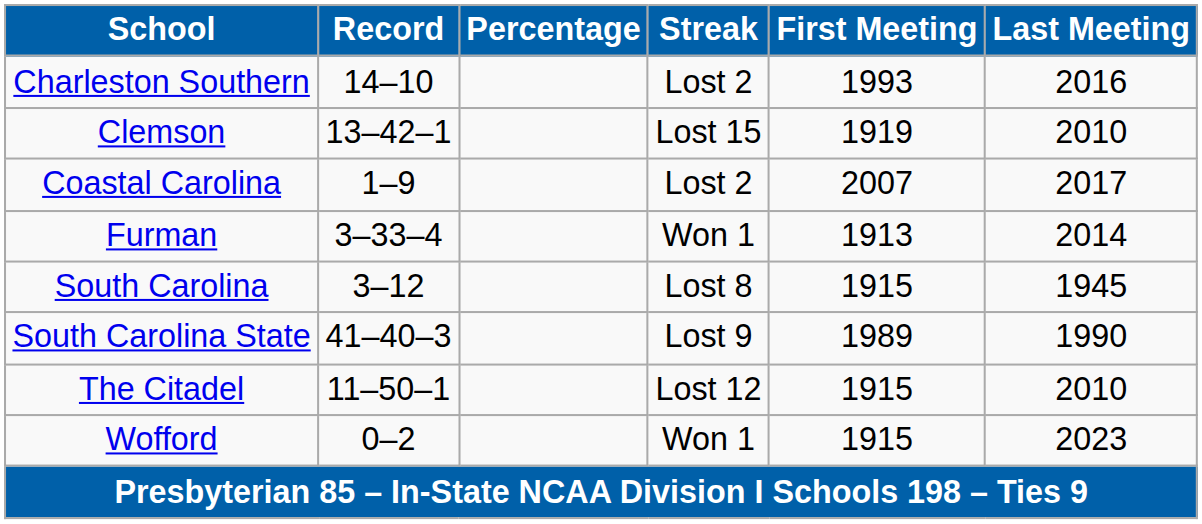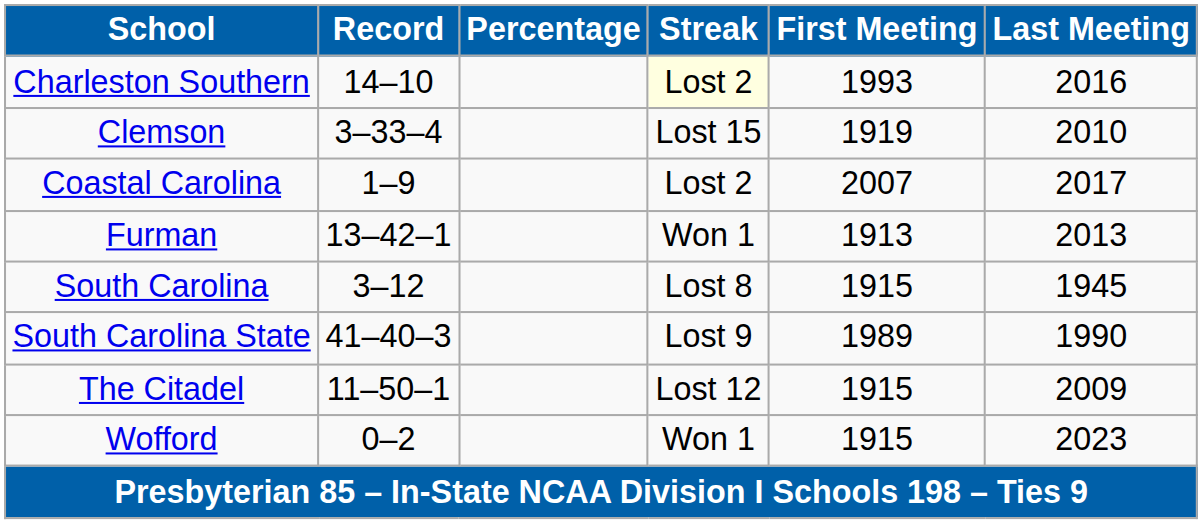(709, 81) no background -> (709, 81) lightyellow background
(389, 132) 13–42–1 -> (389, 132) 3–33–4
(389, 235) 3–33–4 -> (389, 235) 13–42–1
(1091, 235) 2014 -> (1091, 235) 2013
(1091, 388) 2010 -> (1091, 388) 2009
